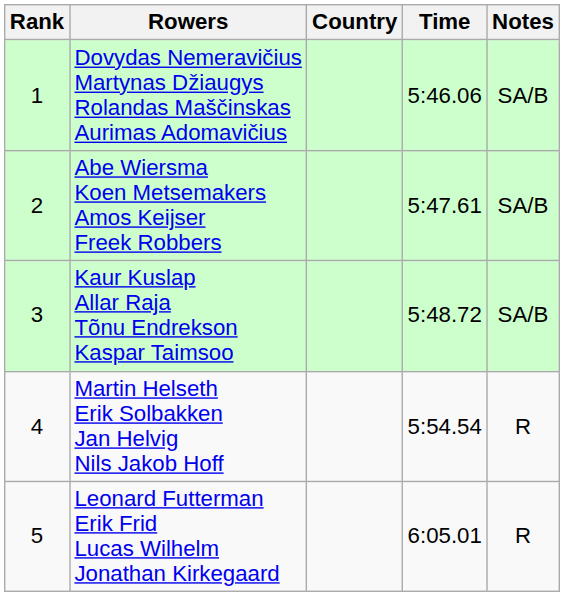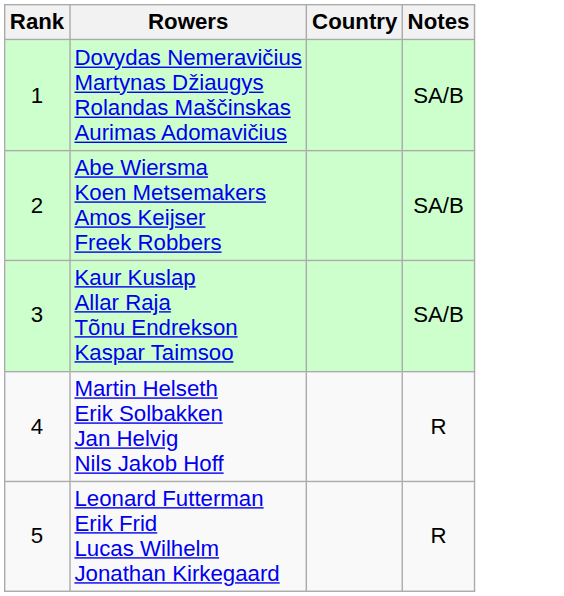- column: (445, 22)
